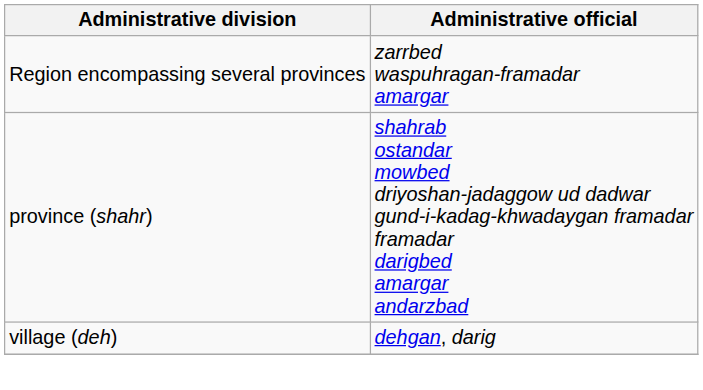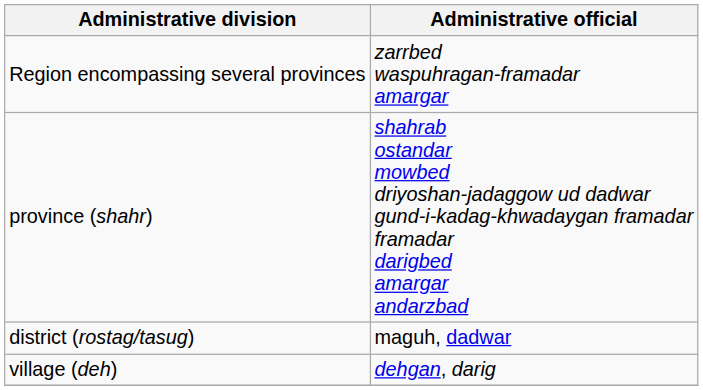+ row: (102, 337)
